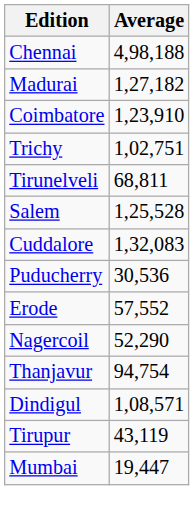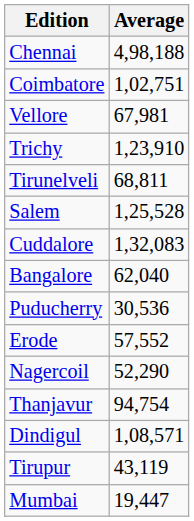- row: (43, 84)
(149, 116) 1,23,910 -> (149, 84) 1,02,751
+ row: (38, 116)
(149, 148) 1,02,751 -> (149, 148) 1,23,910
+ row: (51, 276)
